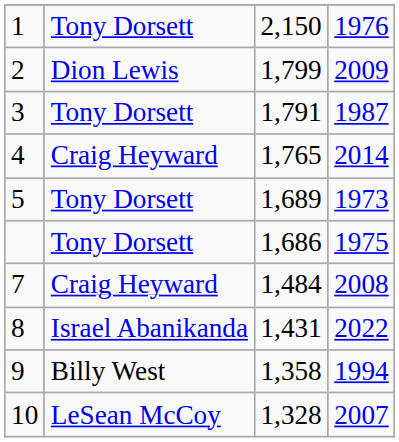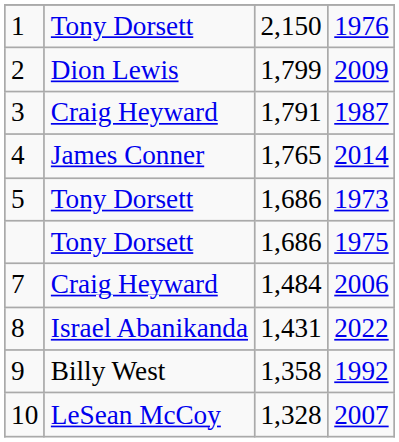(122, 112) Tony Dorsett -> (134, 112) Craig Heyward
(134, 155) Craig Heyward -> (128, 155) James Conner
(291, 198) 1,689 -> (291, 198) 1,686
(361, 284) 2008 -> (361, 284) 2006
(361, 371) 1994 -> (361, 371) 1992
